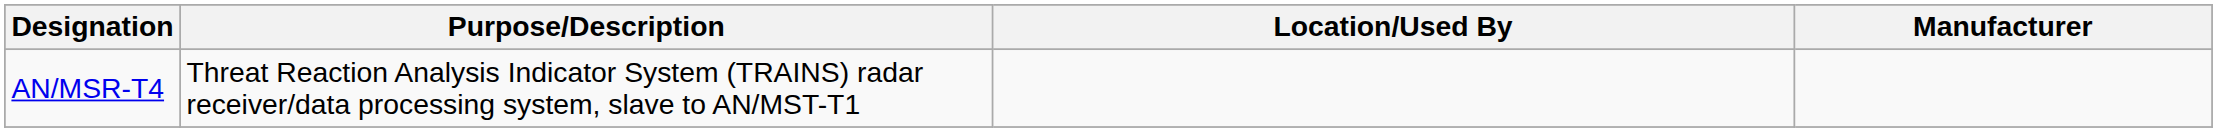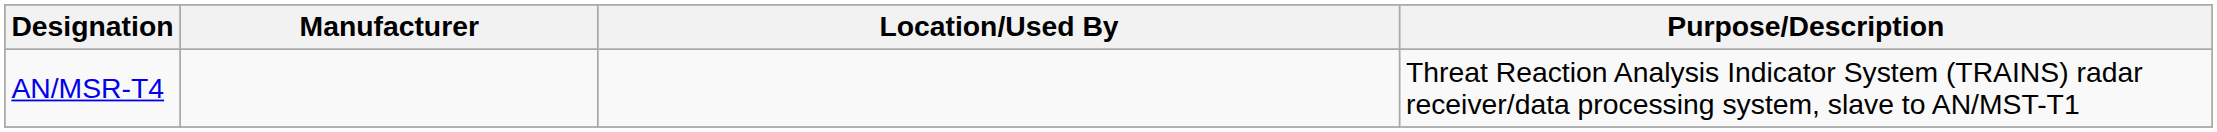columns swapped: (586, 26) <-> (2003, 26)
